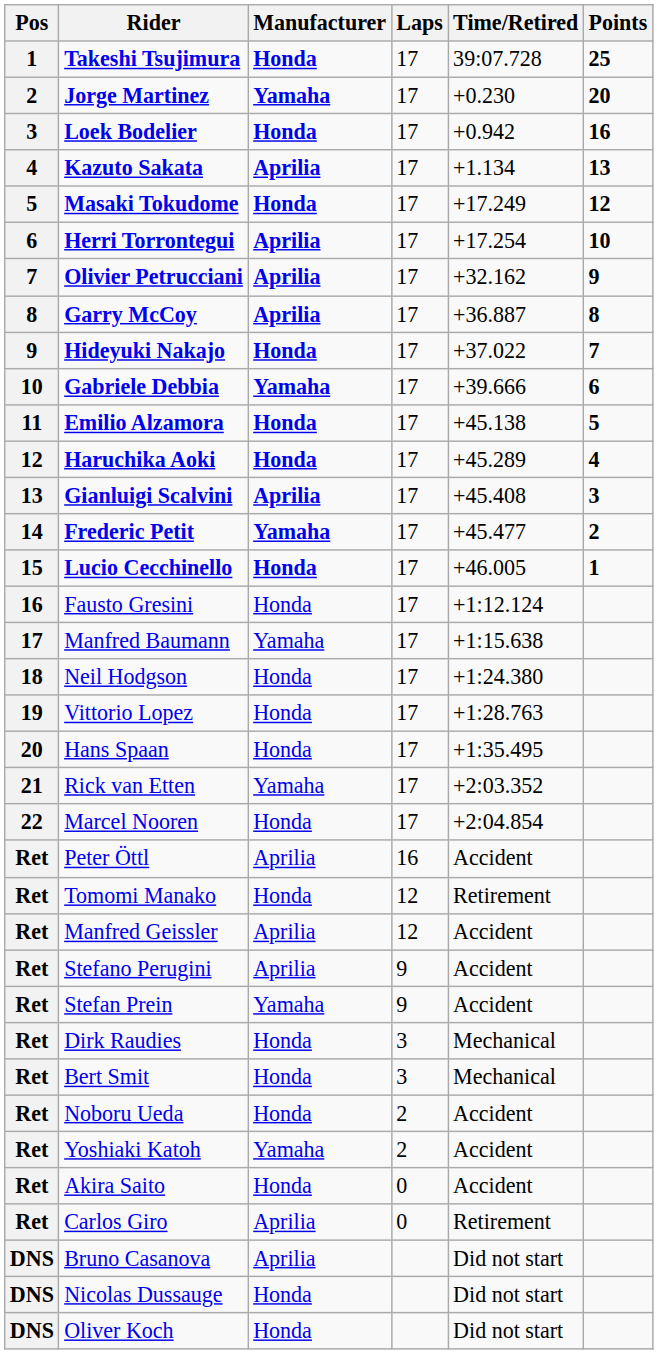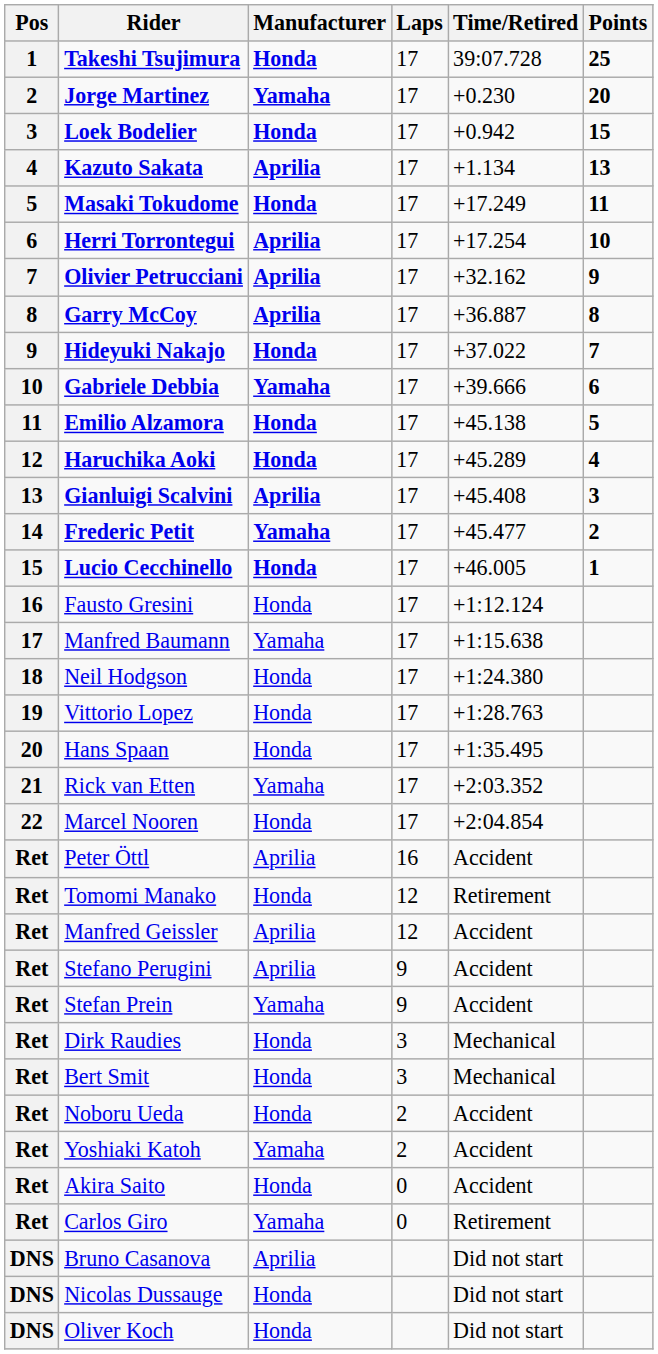(600, 131) 16 -> (600, 131) 15
(600, 204) 12 -> (599, 204) 11
(284, 1222) Aprilia -> (289, 1222) Yamaha
